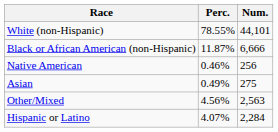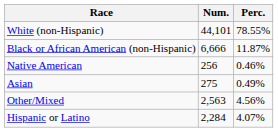columns swapped: (255, 13) <-> (218, 13)
